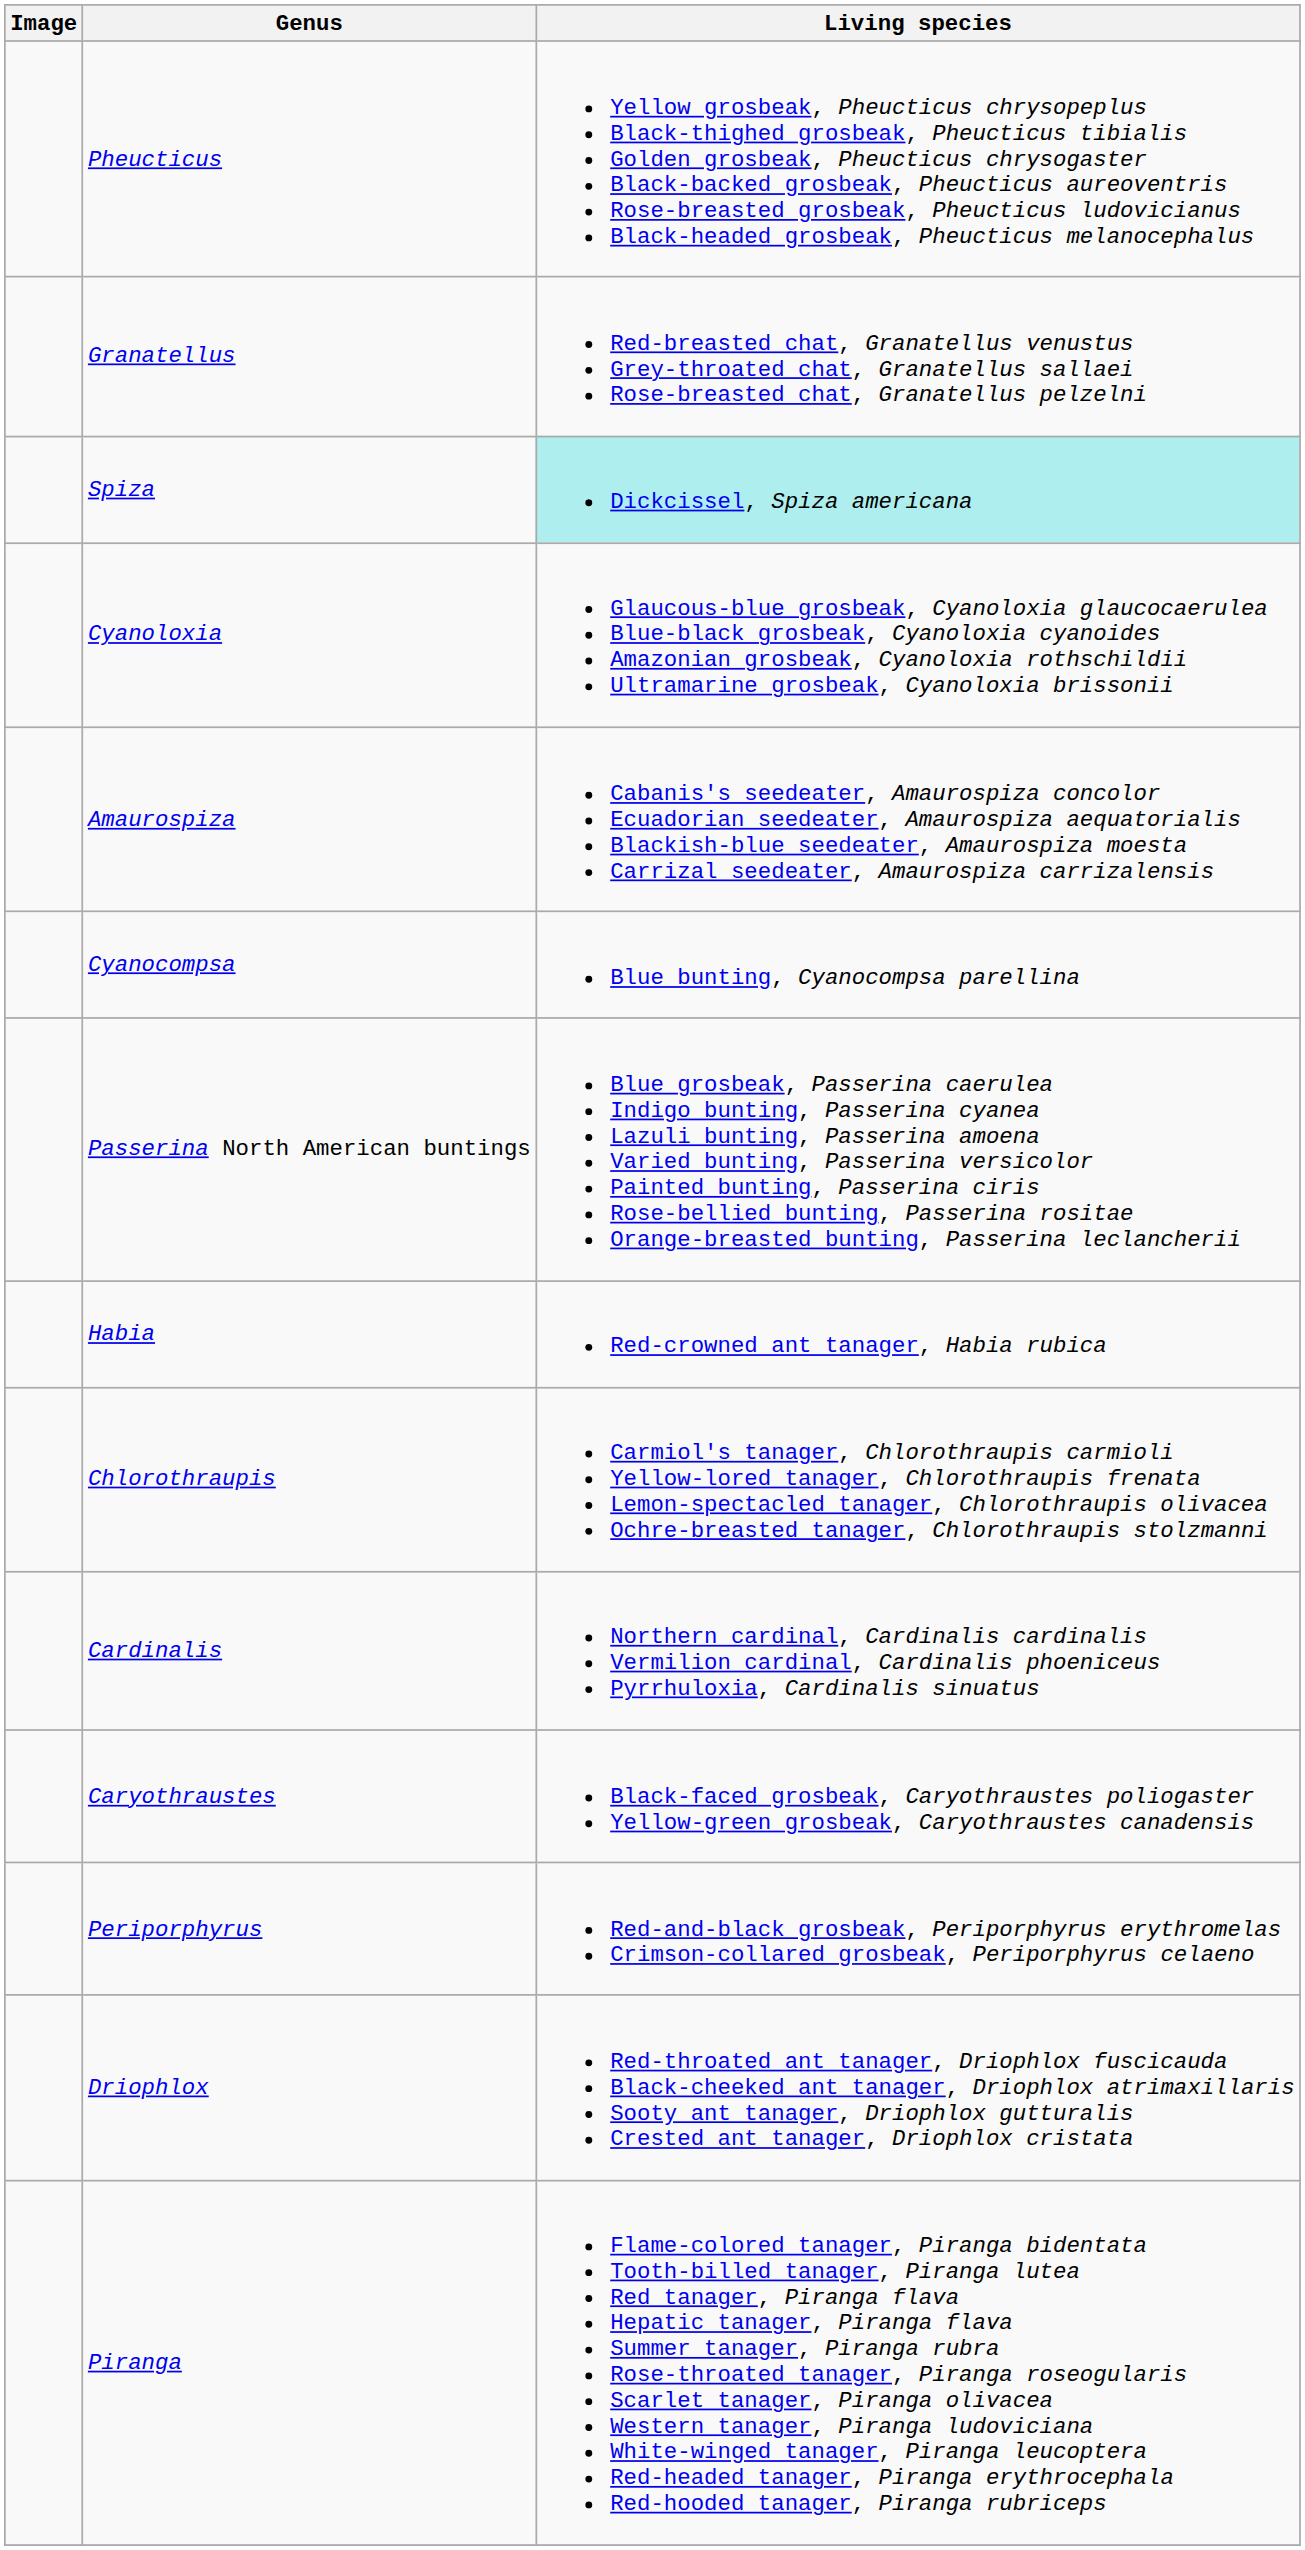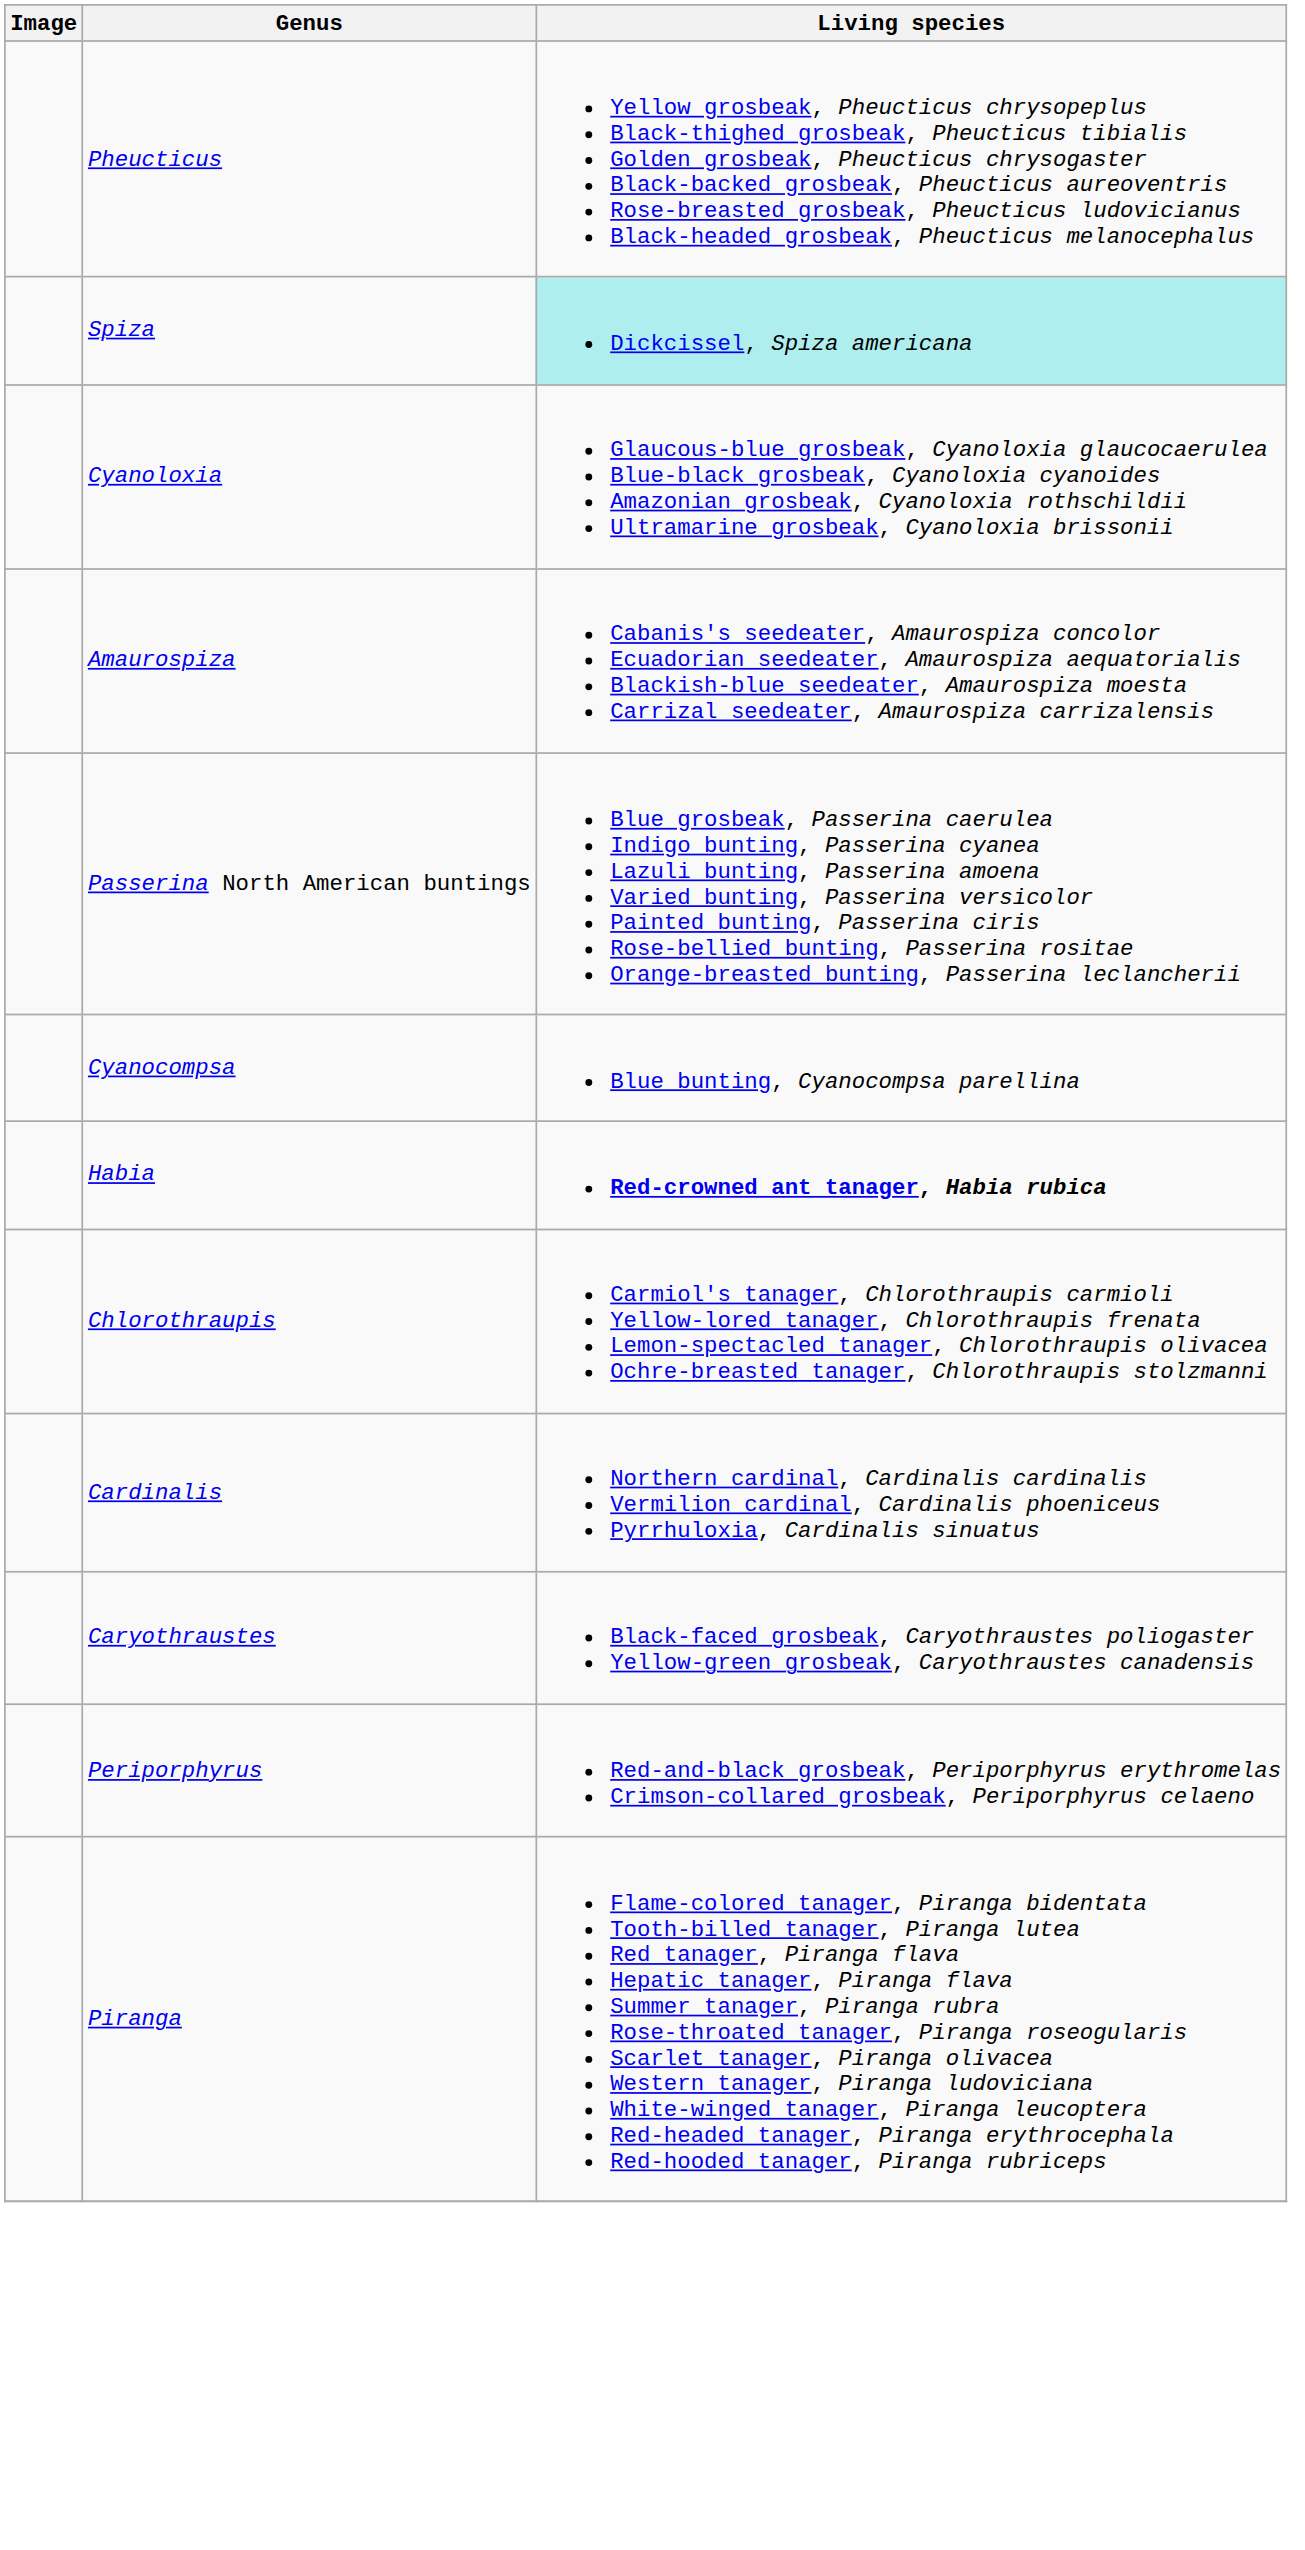- row: (162, 357)
rows swapped: (162, 965) <-> (309, 1149)
(918, 1347) normal -> (911, 1188) bold
- row: (148, 2088)
